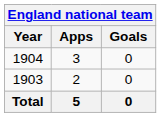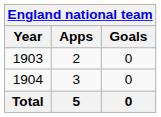rows swapped: (28, 79) <-> (28, 58)
